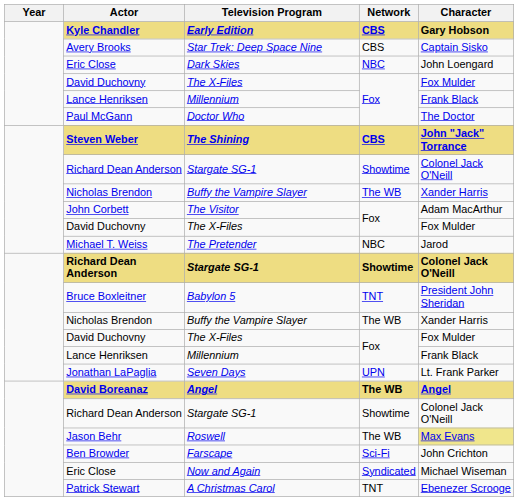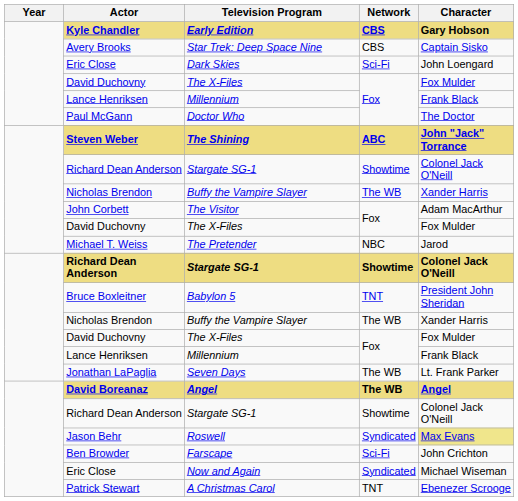(373, 64) NBC -> (376, 64) Sci-Fi
(373, 140) CBS -> (374, 140) ABC
(373, 372) UPN -> (382, 372) The WB
(382, 436) The WB -> (389, 436) Syndicated
